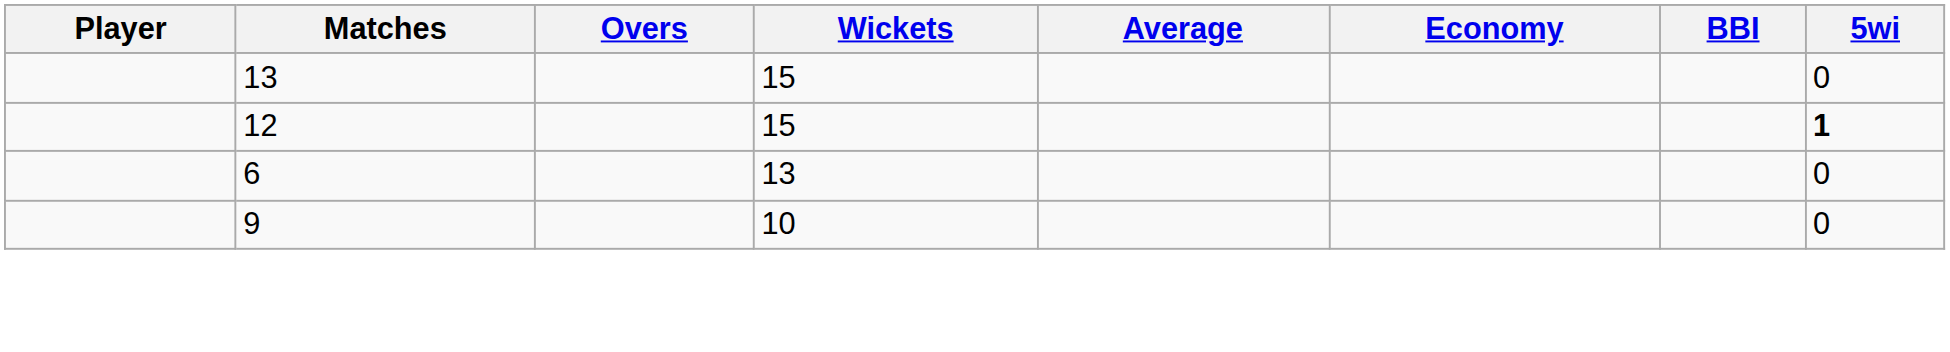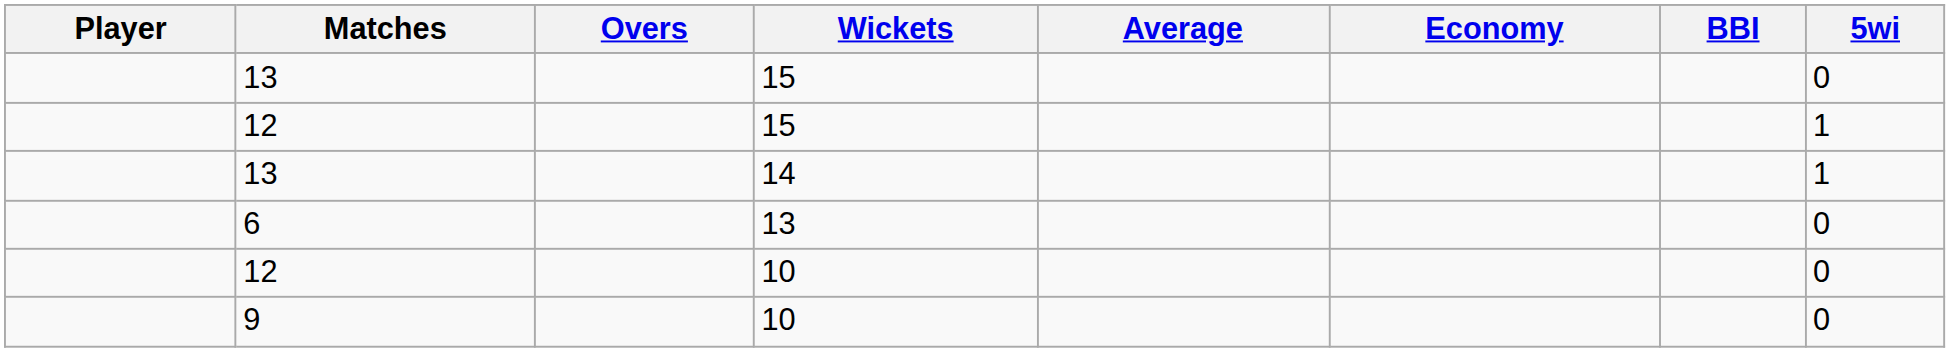(1822, 126) bold -> (1822, 126) normal
+ row: (260, 175)
+ row: (260, 272)
